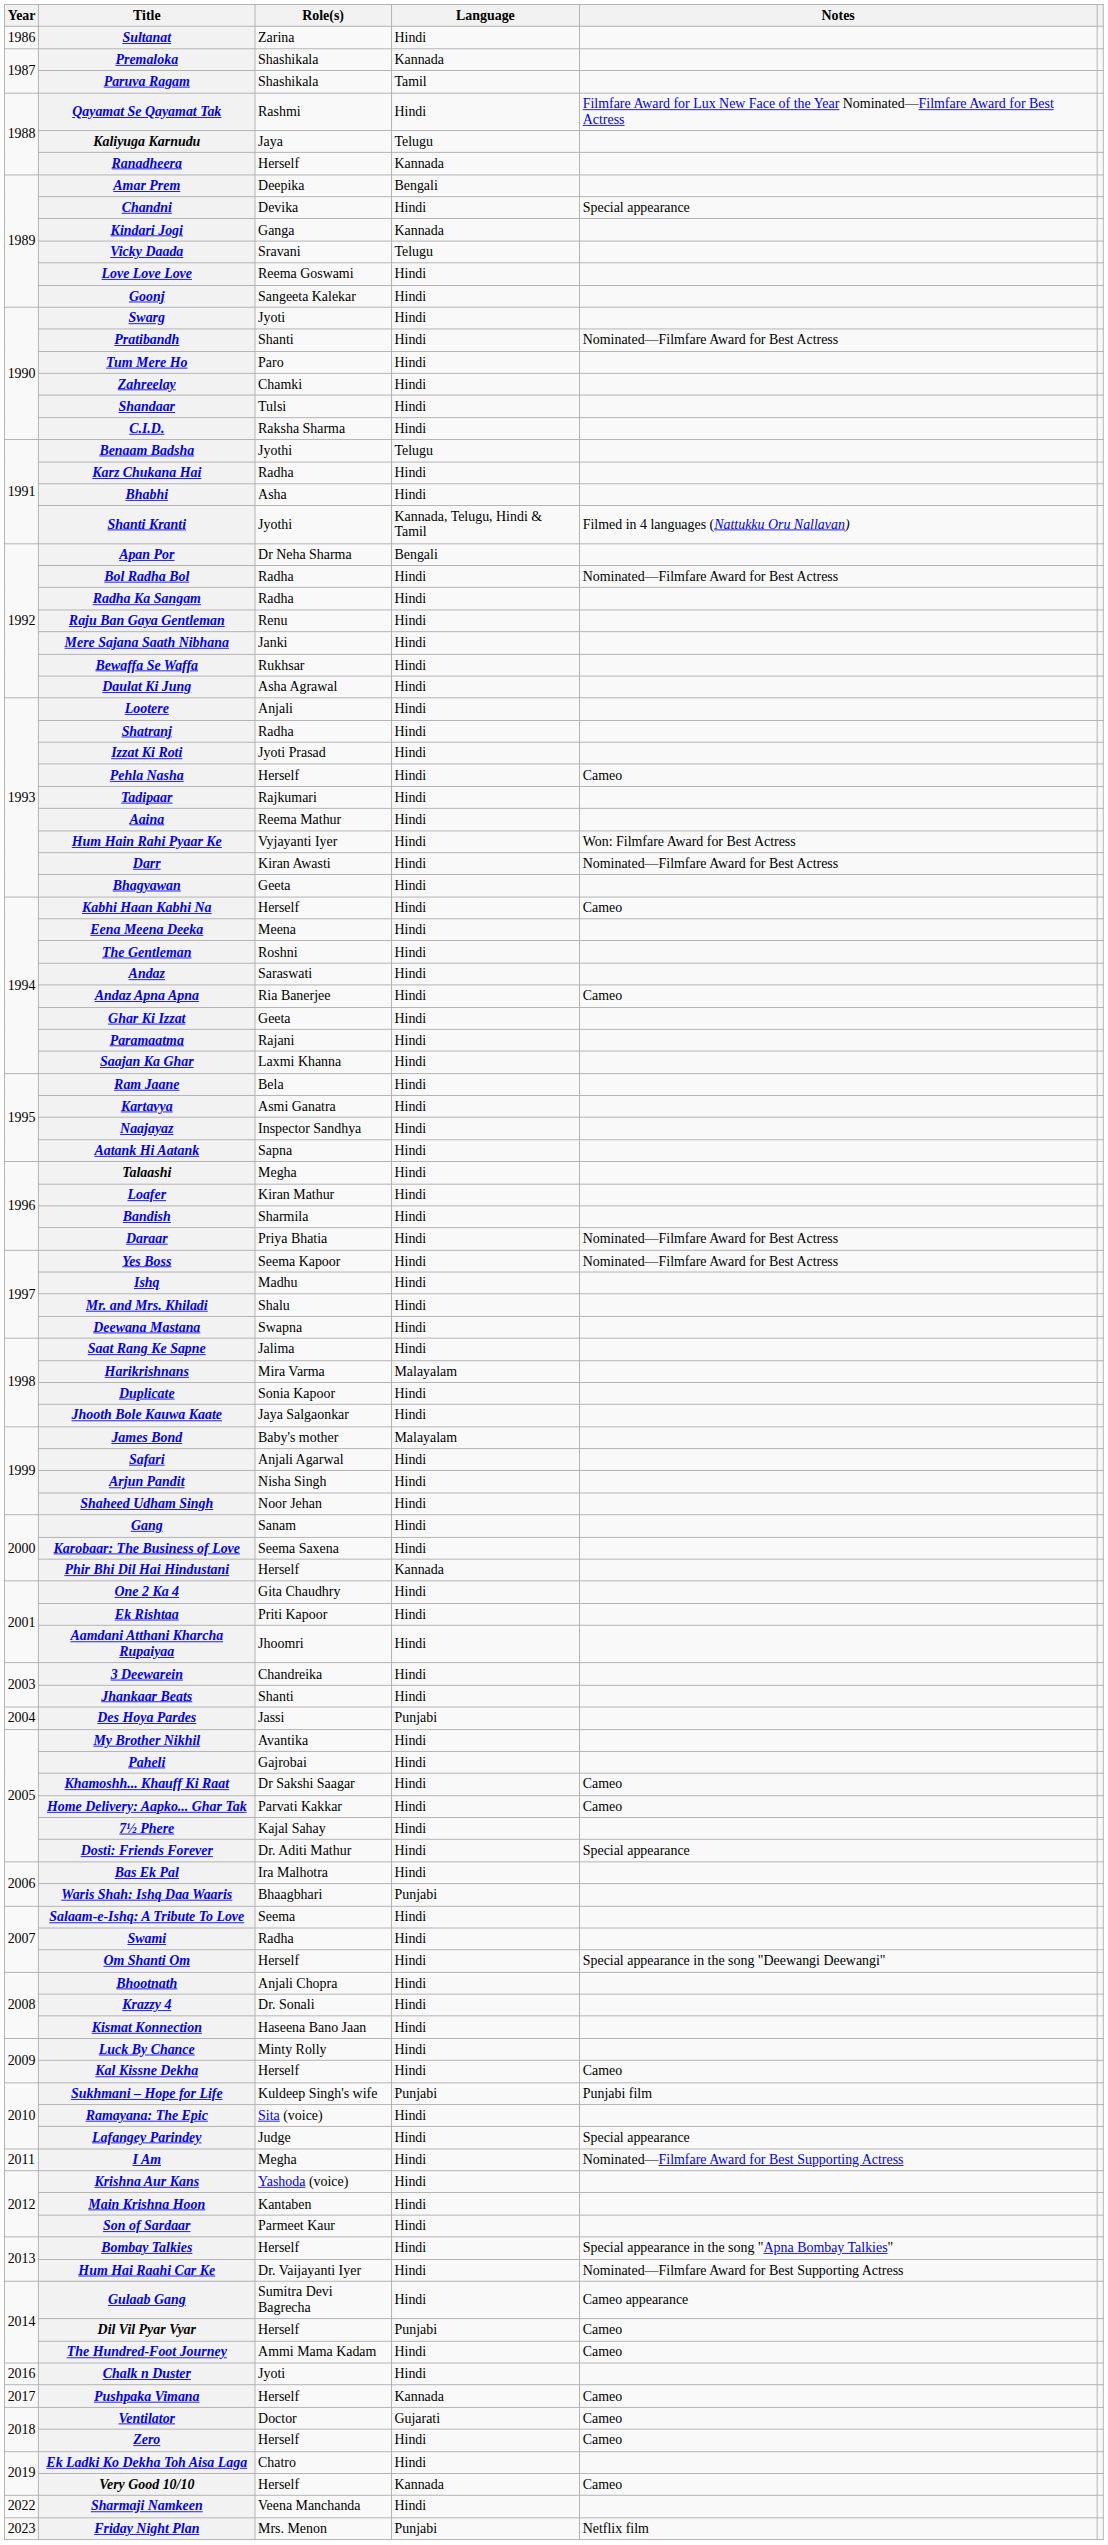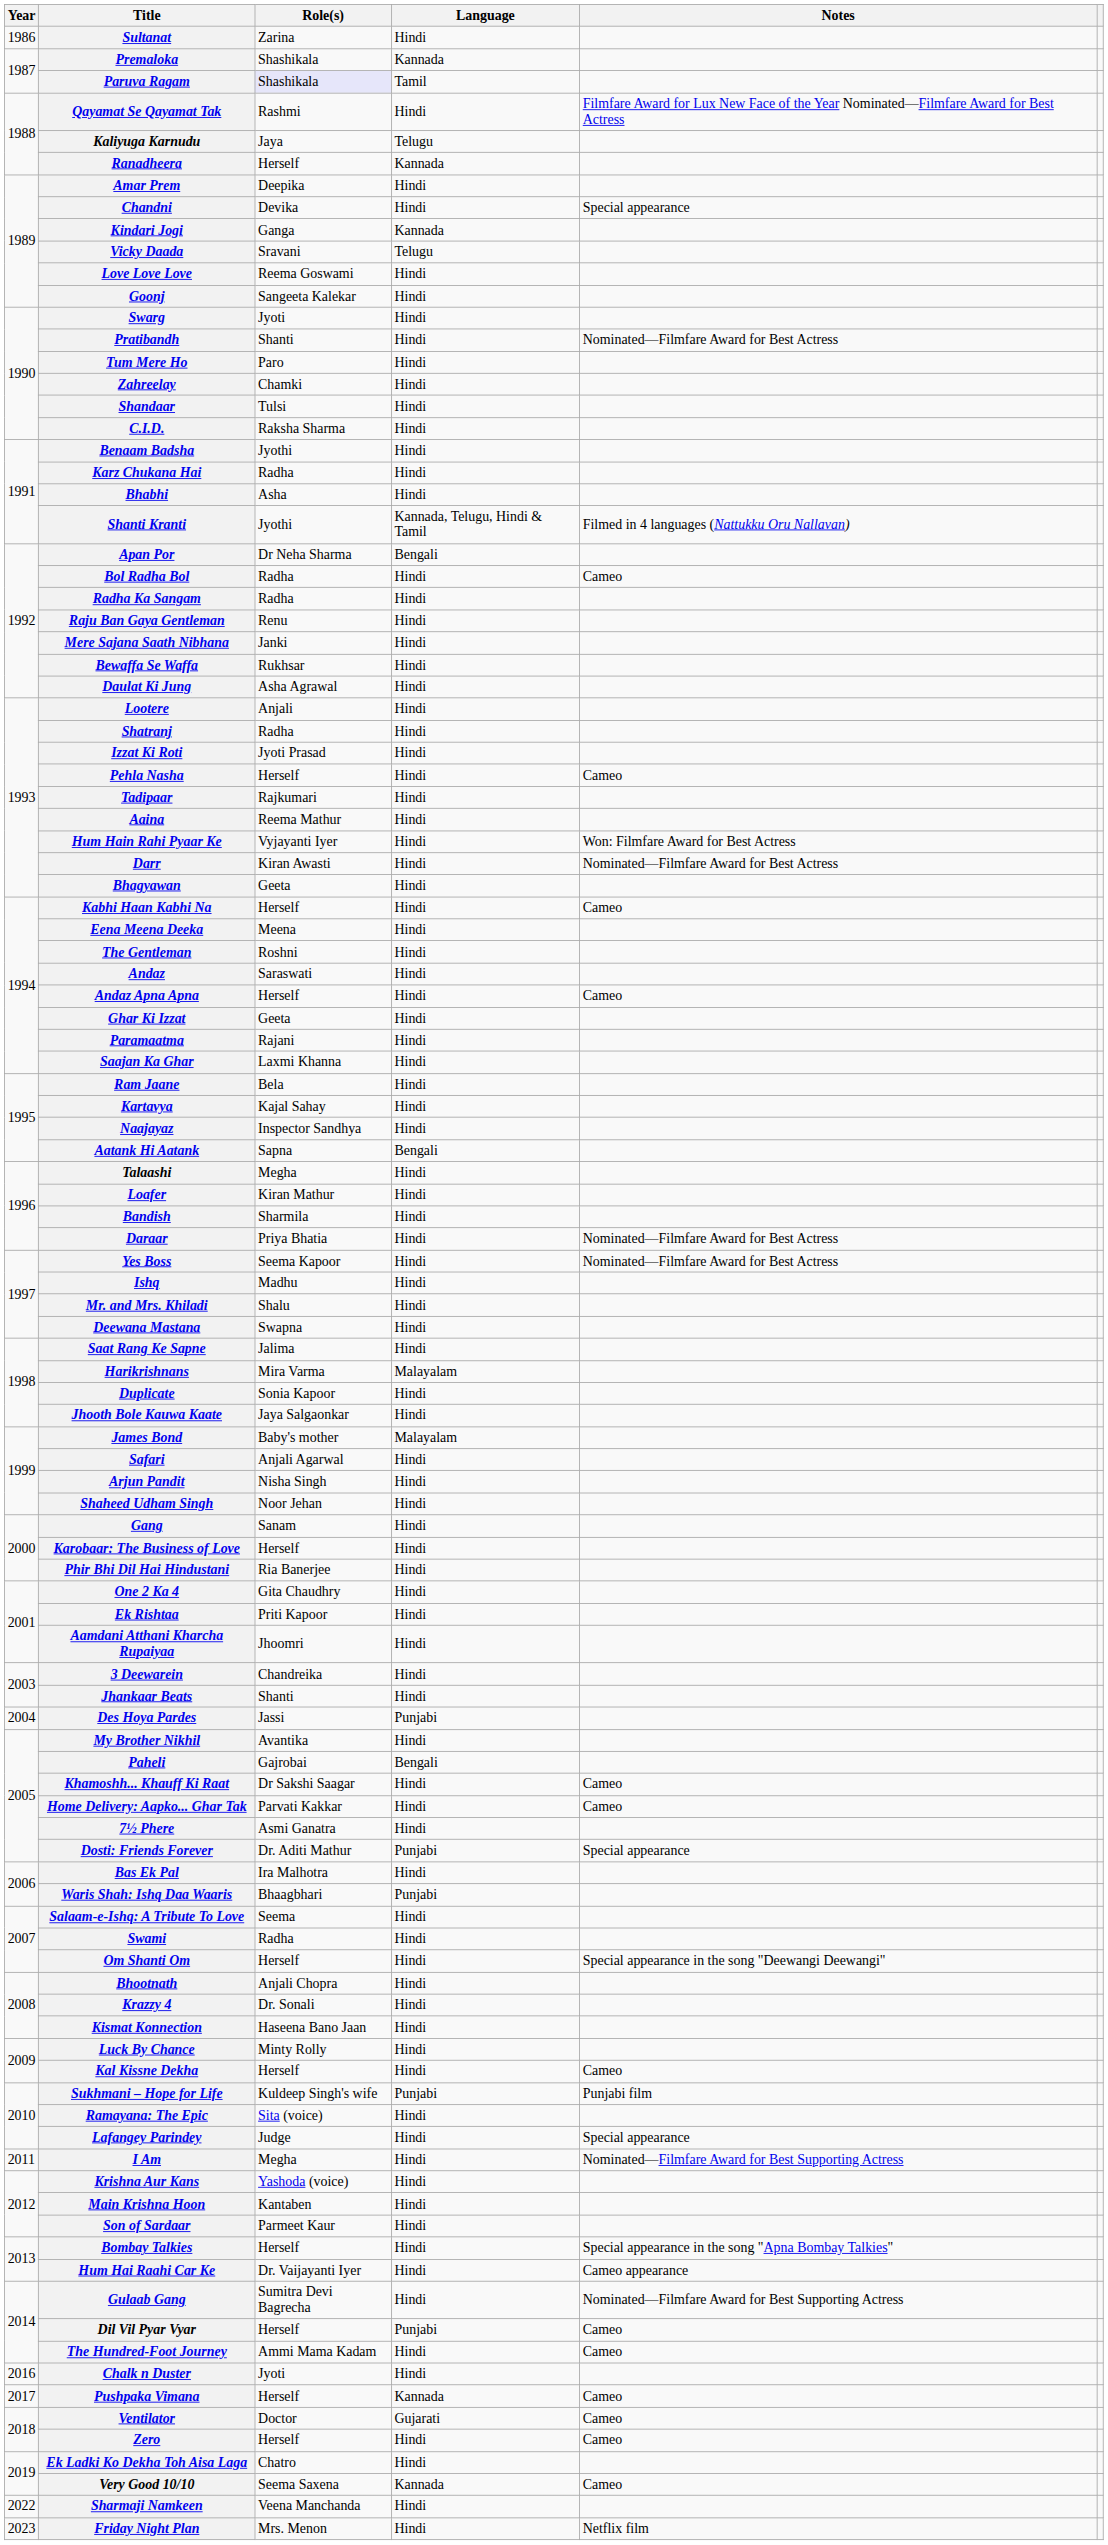(288, 81) no background -> (288, 81) lavender background
(416, 185) Bengali -> (410, 185) Hindi
(414, 450) Telugu -> (410, 450) Hindi
(710, 576) Nominated—Filmfare Award for Best Actress -> (602, 576) Cameo
(294, 996) Ria Banerjee -> (279, 996) Herself
(297, 1106) Asmi Ganatra -> (292, 1106) Kajal Sahay
(410, 1150) Hindi -> (416, 1150) Bengali
(298, 1548) Seema Saxena -> (279, 1548) Herself
(279, 1570) Herself -> (294, 1570) Ria Banerjee
(419, 1570) Kannada -> (410, 1570) Hindi
(410, 1762) Hindi -> (416, 1762) Bengali
(292, 1828) Kajal Sahay -> (297, 1828) Asmi Ganatra
(410, 1850) Hindi -> (416, 1850) Punjabi
(743, 2270) Nominated—Filmfare Award for Best Supporting Actress -> (636, 2270) Cameo appearance
(636, 2300) Cameo appearance -> (743, 2300) Nominated—Filmfare Award for Best Supporting Actress
(279, 2484) Herself -> (298, 2484) Seema Saxena
(416, 2528) Punjabi -> (410, 2528) Hindi
